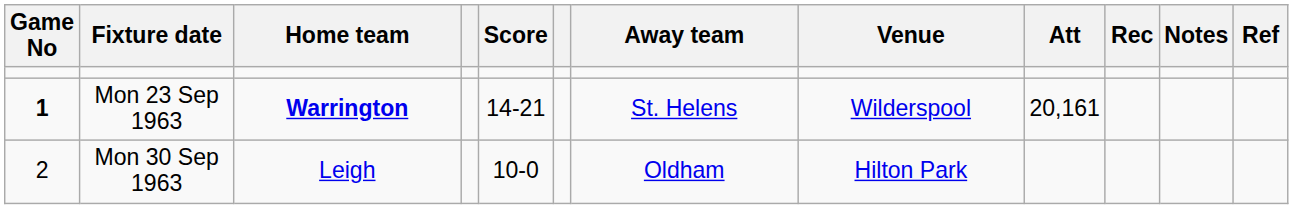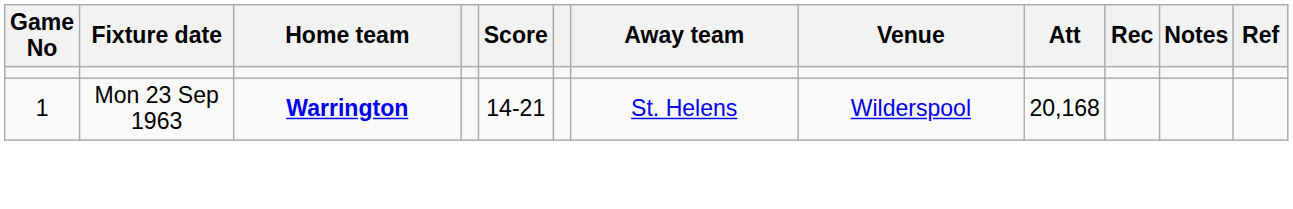(42, 108) bold -> (42, 108) normal
(1065, 108) 20,161 -> (1065, 108) 20,168
- row: (157, 171)
